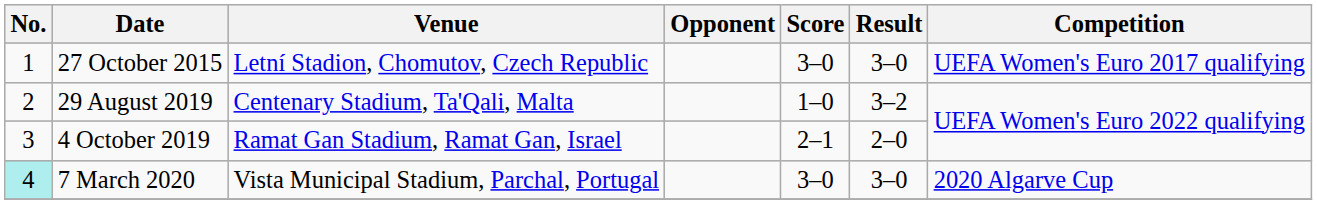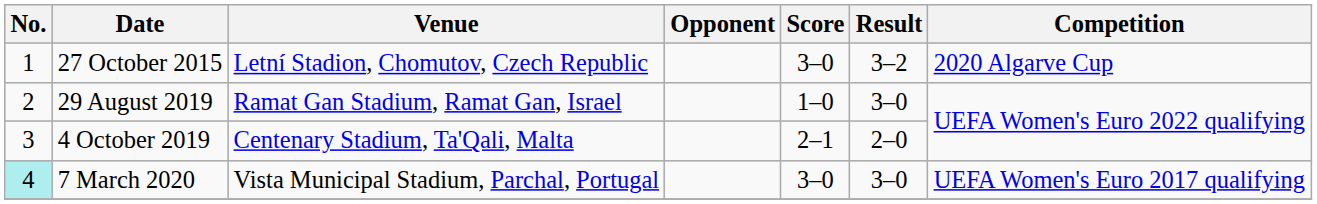(889, 62) 3–0 -> (889, 62) 3–2
(1119, 62) UEFA Women's Euro 2017 qualifying -> (1023, 62) 2020 Algarve Cup
(404, 101) Centenary Stadium, Ta'Qali, Malta -> (428, 101) Ramat Gan Stadium, Ramat Gan, Israel
(889, 101) 3–2 -> (889, 101) 3–0
(428, 140) Ramat Gan Stadium, Ramat Gan, Israel -> (404, 140) Centenary Stadium, Ta'Qali, Malta
(1023, 179) 2020 Algarve Cup -> (1119, 179) UEFA Women's Euro 2017 qualifying
